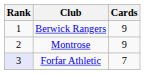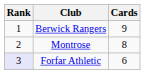(124, 45) 9 -> (124, 45) 8
(124, 61) 7 -> (124, 61) 6
